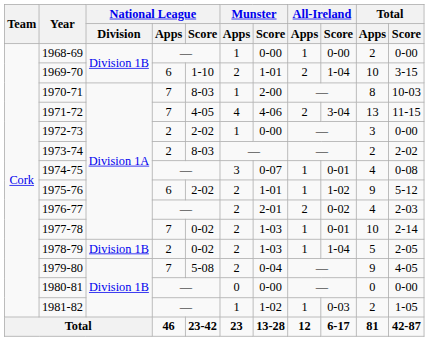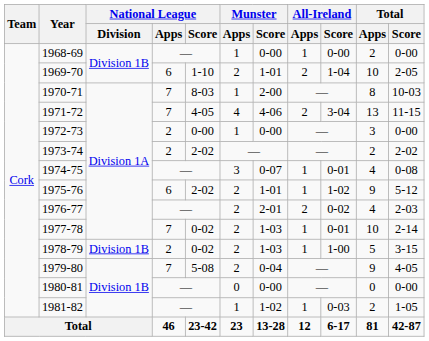(406, 72) 3-15 -> (406, 72) 2-05
(203, 131) 2-02 -> (203, 131) 0-00
(203, 151) 8-03 -> (203, 151) 2-02
(338, 248) 1-04 -> (338, 248) 1-00
(406, 248) 2-05 -> (406, 248) 3-15
